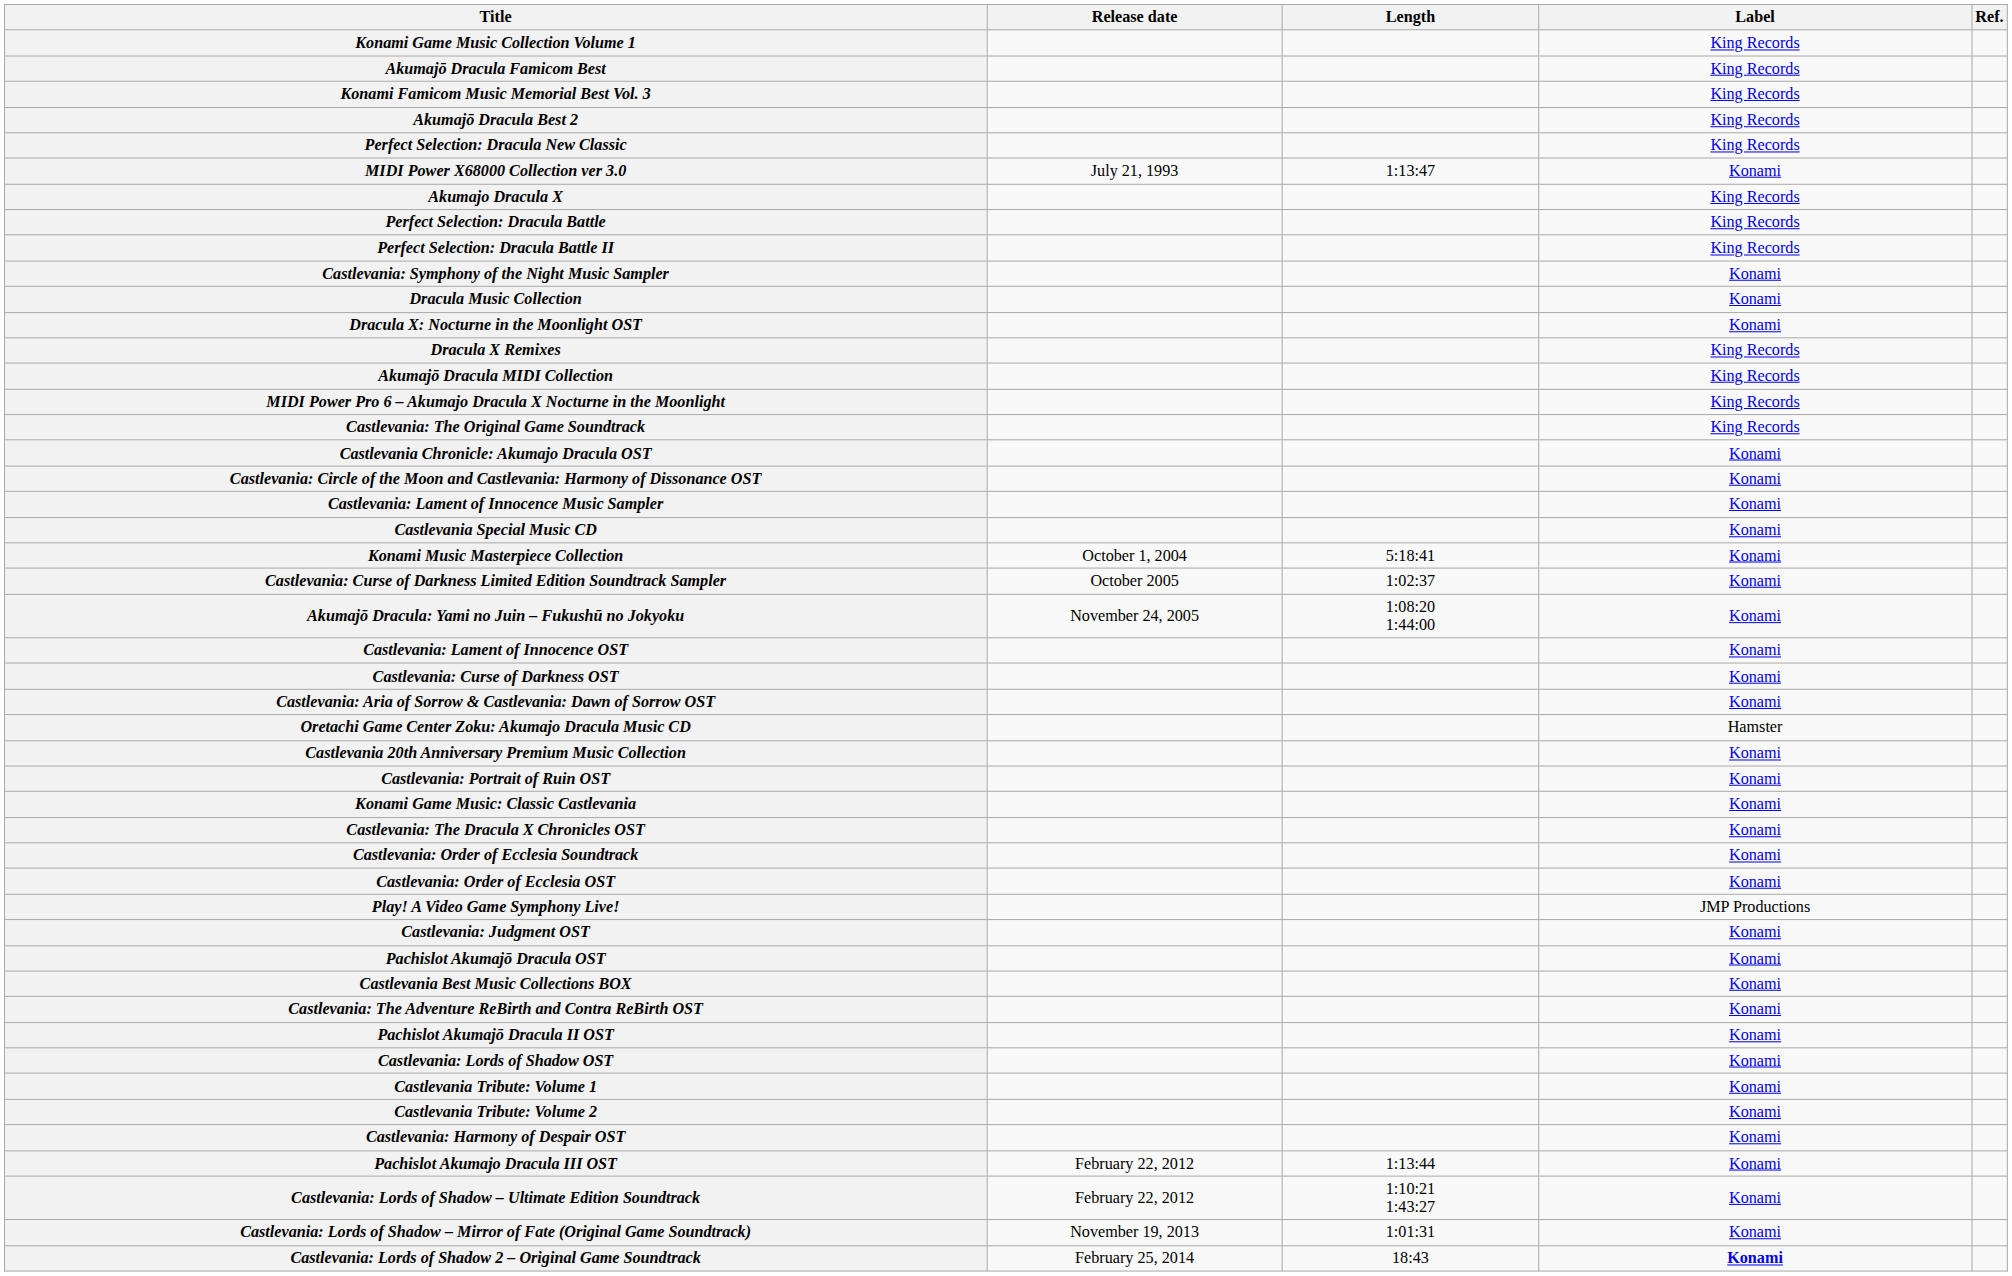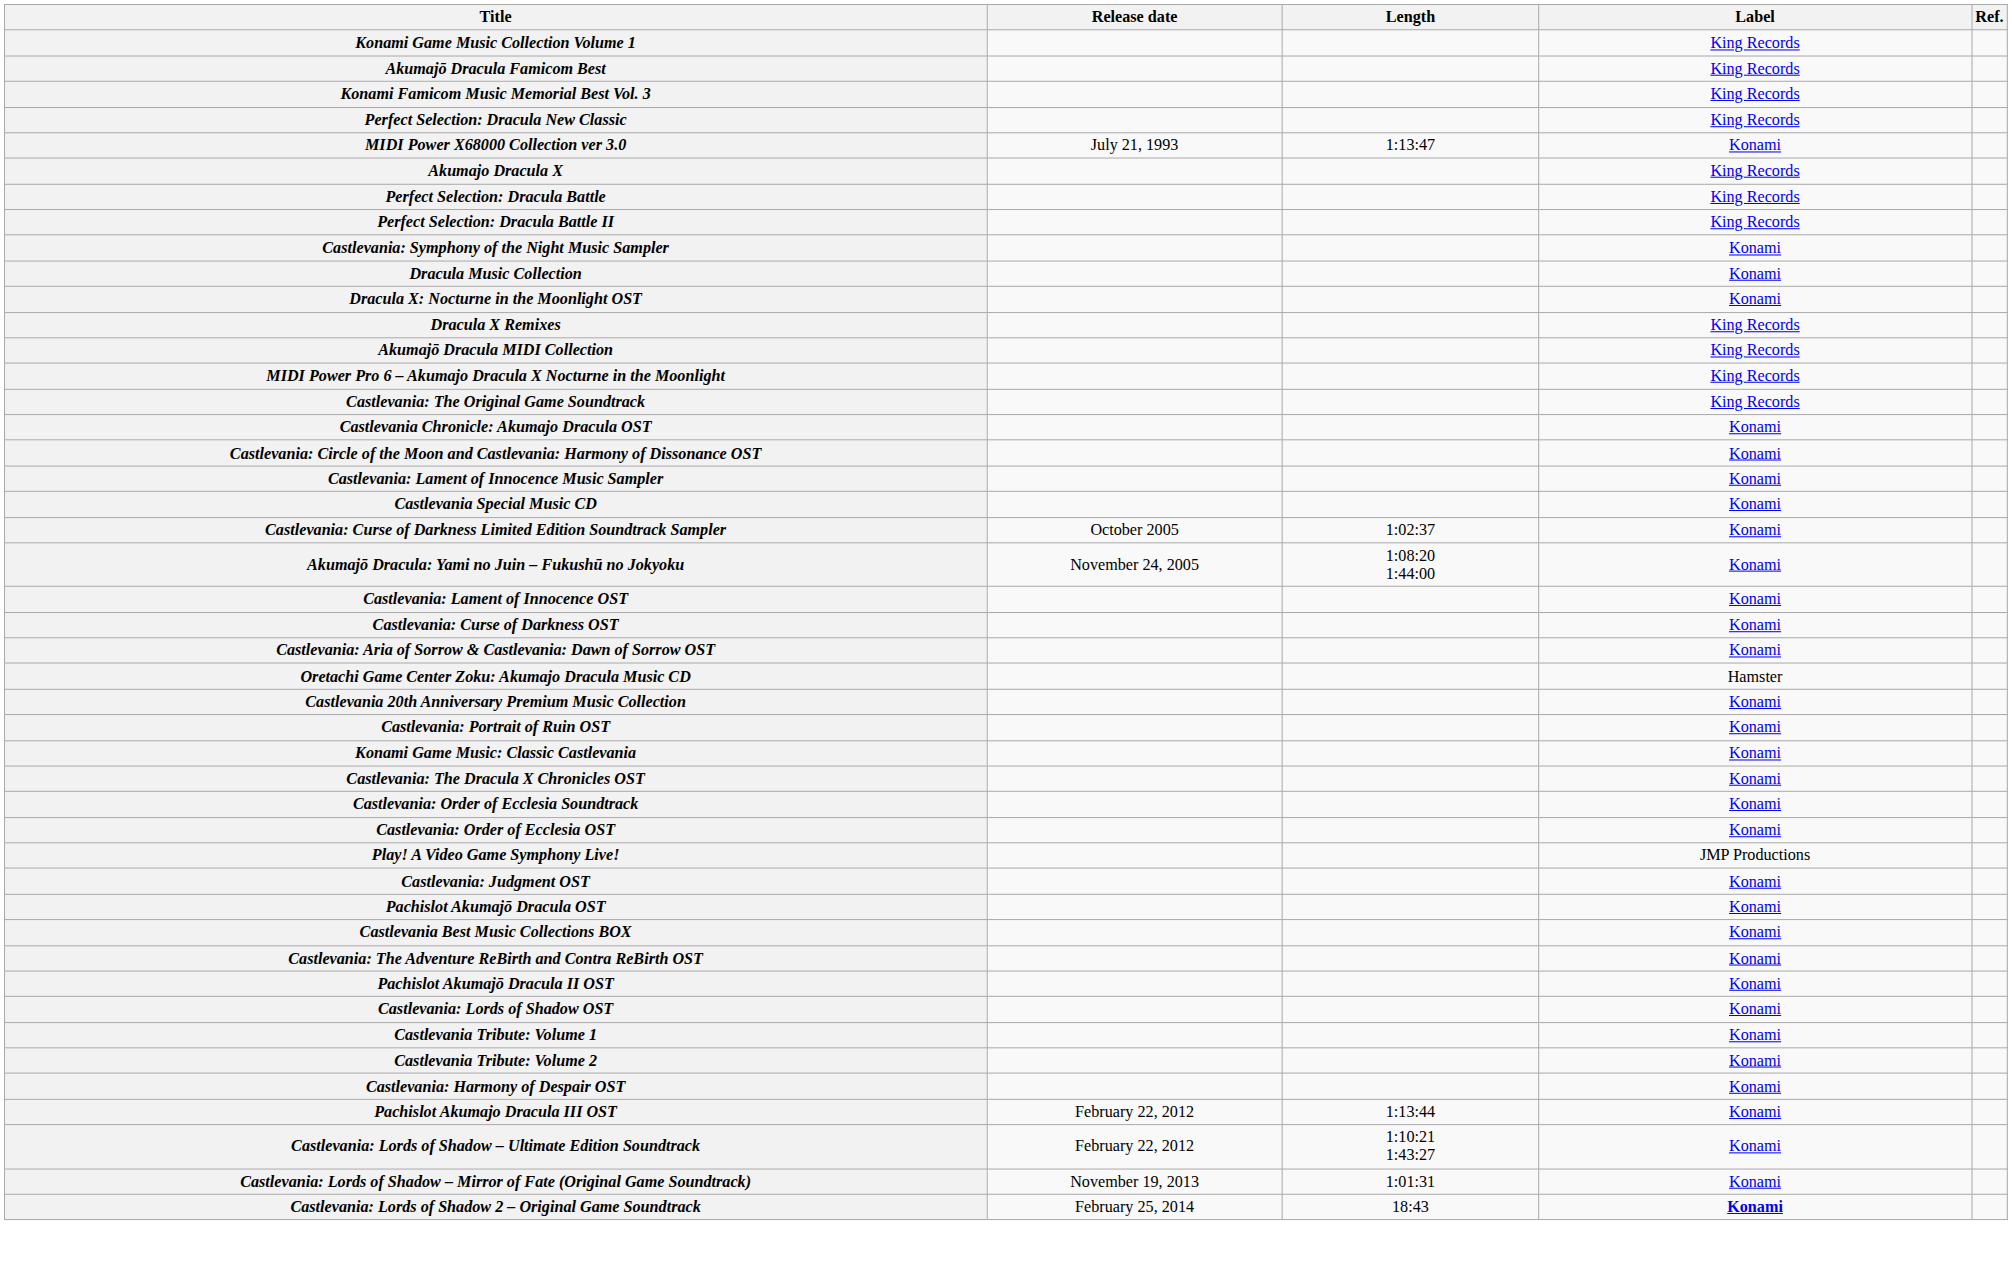- row: (496, 119)
- row: (496, 555)
